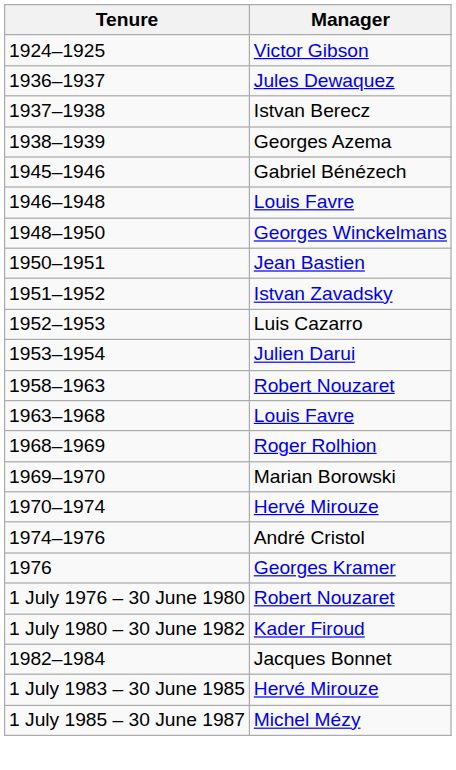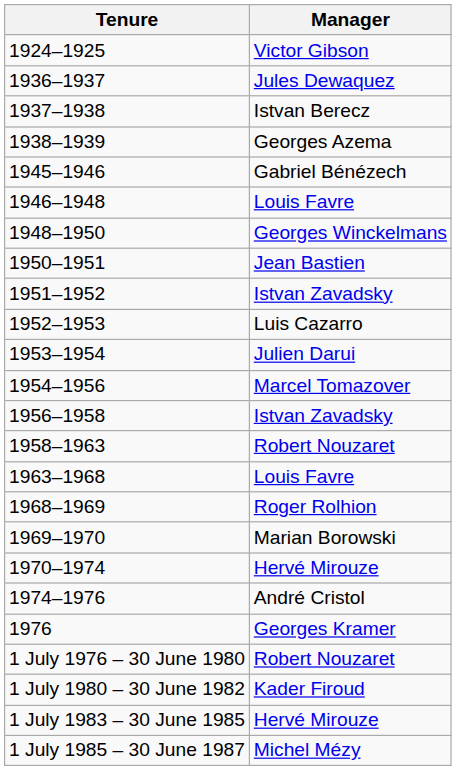+ row: (57, 385)
+ row: (57, 415)
- row: (57, 659)
